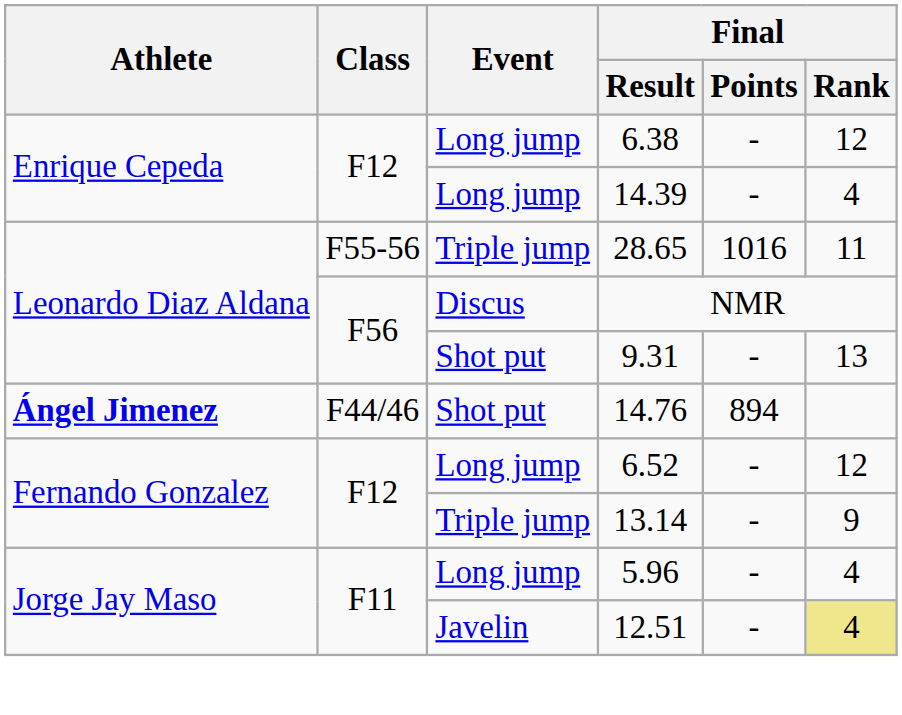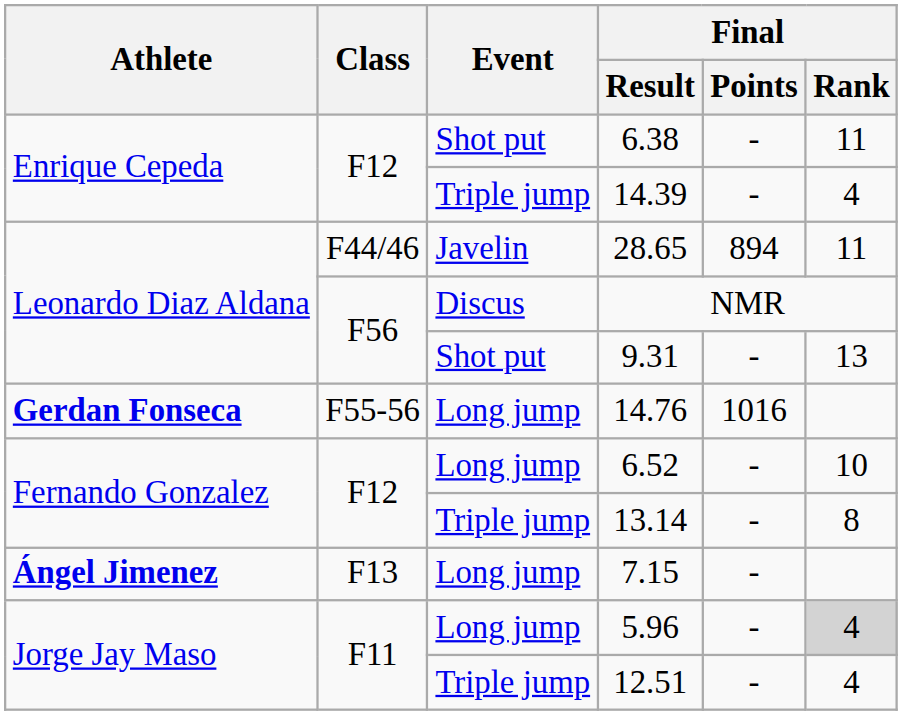(508, 140) Long jump -> (491, 140) Shot put
(851, 140) 12 -> (851, 140) 11
(508, 194) Long jump -> (513, 194) Triple jump
(373, 248) F55-56 -> (373, 248) F44/46
(513, 248) Triple jump -> (482, 248) Javelin
(754, 248) 1016 -> (754, 248) 894
(115, 411) Ángel Jimenez -> (127, 411) Gerdan Fonseca
(373, 411) F44/46 -> (373, 411) F55-56
(491, 411) Shot put -> (508, 411) Long jump
(754, 411) 894 -> (754, 411) 1016
(851, 465) 12 -> (851, 465) 10
(851, 519) 9 -> (851, 519) 8
+ row: (650, 573)
(851, 573) no background -> (851, 627) lightgrey background
(482, 627) Javelin -> (513, 681) Triple jump
(851, 627) khaki background -> (851, 681) no background
